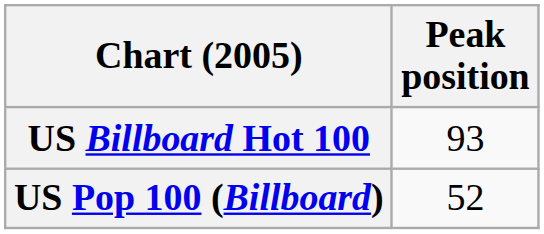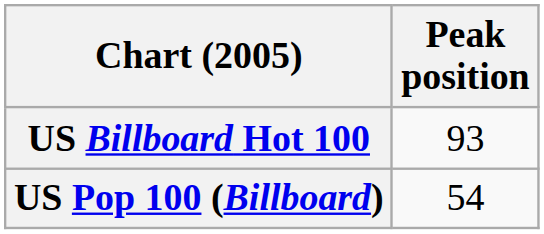(465, 197) 52 -> (465, 197) 54
